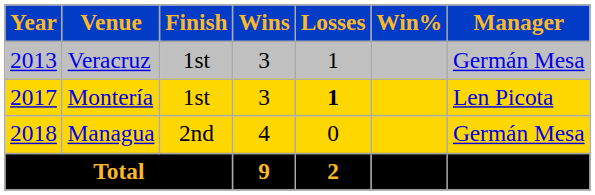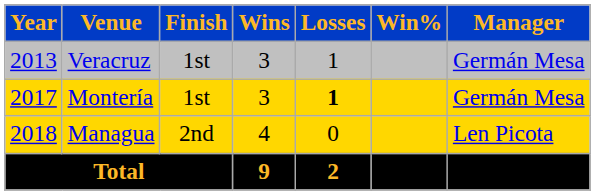(503, 97) Len Picota -> (519, 97) Germán Mesa
(519, 134) Germán Mesa -> (503, 134) Len Picota
